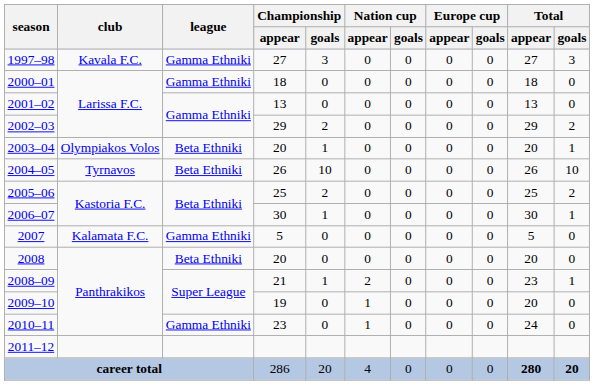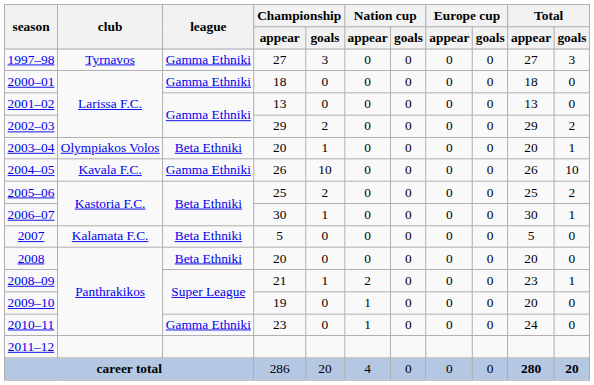(110, 60) Kavala F.C. -> (110, 60) Tyrnavos
(110, 170) Tyrnavos -> (110, 170) Kavala F.C.
(208, 170) Beta Ethniki -> (208, 170) Gamma Ethniki
(208, 236) Gamma Ethniki -> (208, 236) Beta Ethniki
